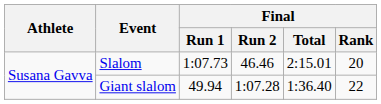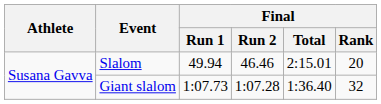(205, 63) 1:07.73 -> (205, 63) 49.94
(205, 87) 49.94 -> (205, 87) 1:07.73
(356, 87) 22 -> (356, 87) 32
